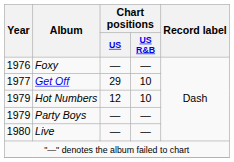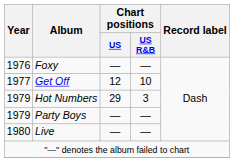(115, 82) 29 -> (115, 82) 12
(115, 98) 12 -> (115, 98) 29
(146, 98) 10 -> (146, 98) 3
